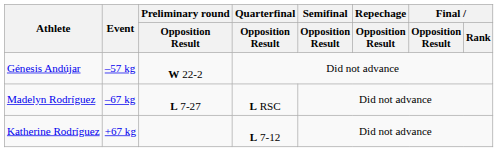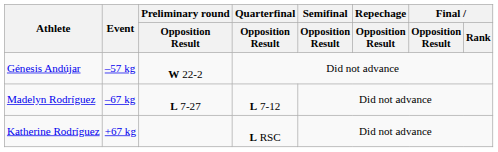(265, 106) L RSC -> (265, 106) L 7-12
(265, 137) L 7-12 -> (265, 137) L RSC
